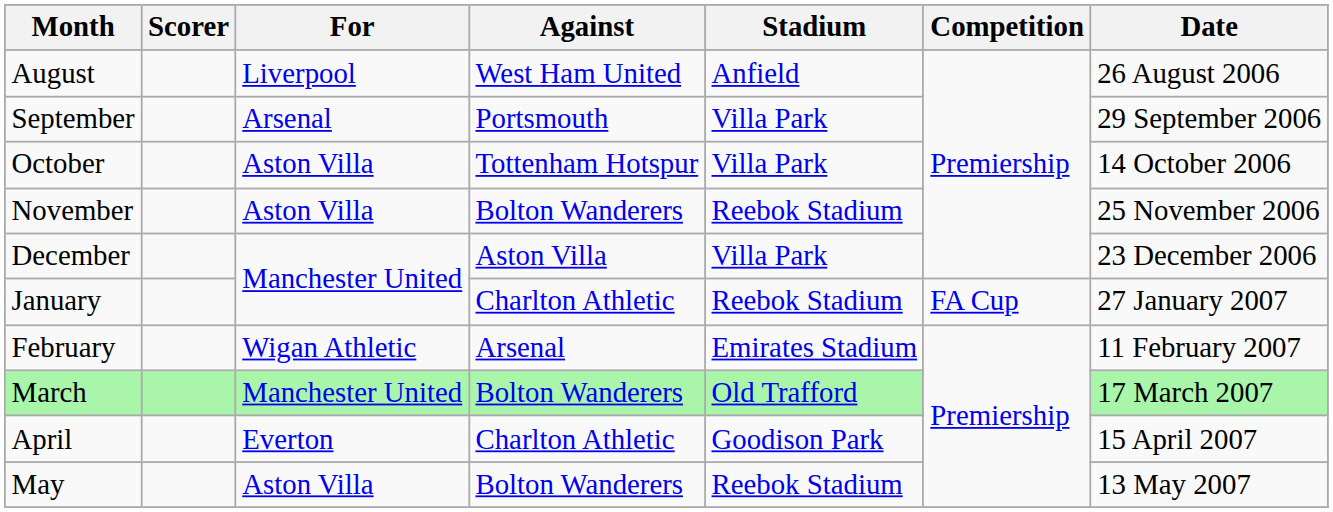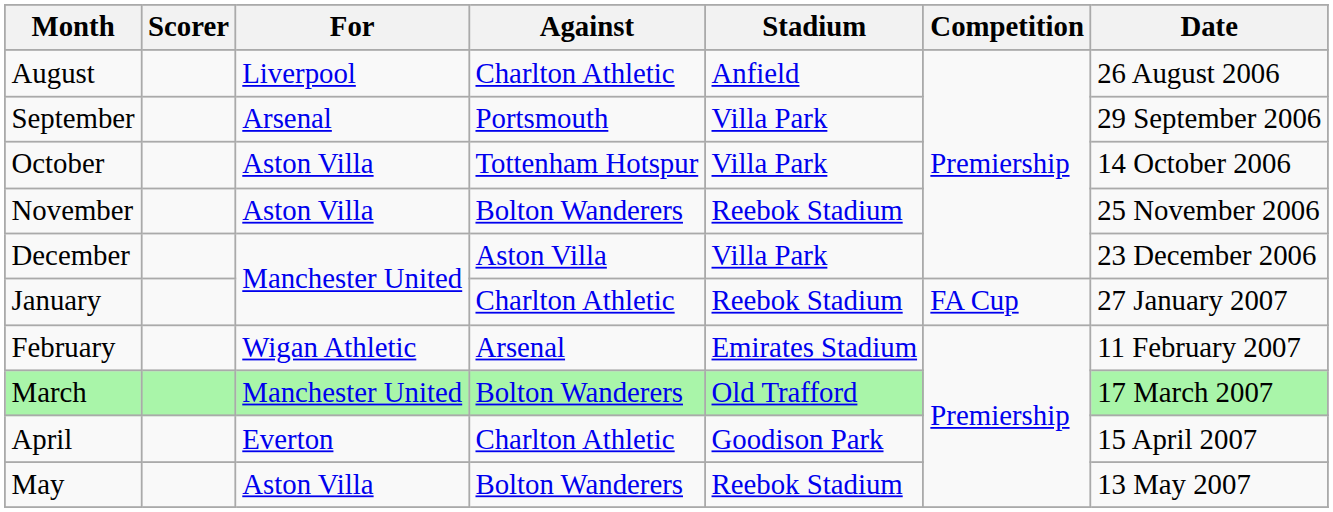(578, 73) West Ham United -> (575, 73) Charlton Athletic
